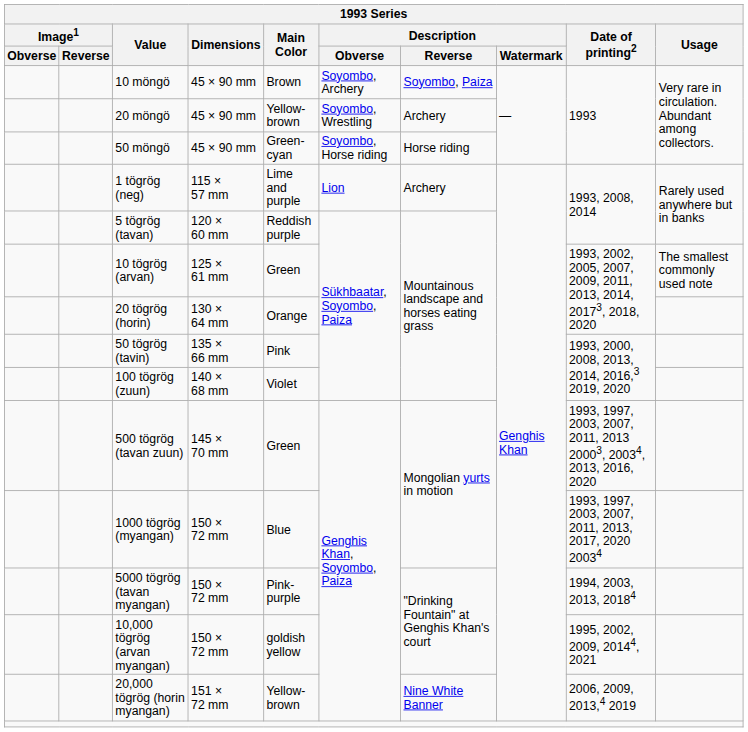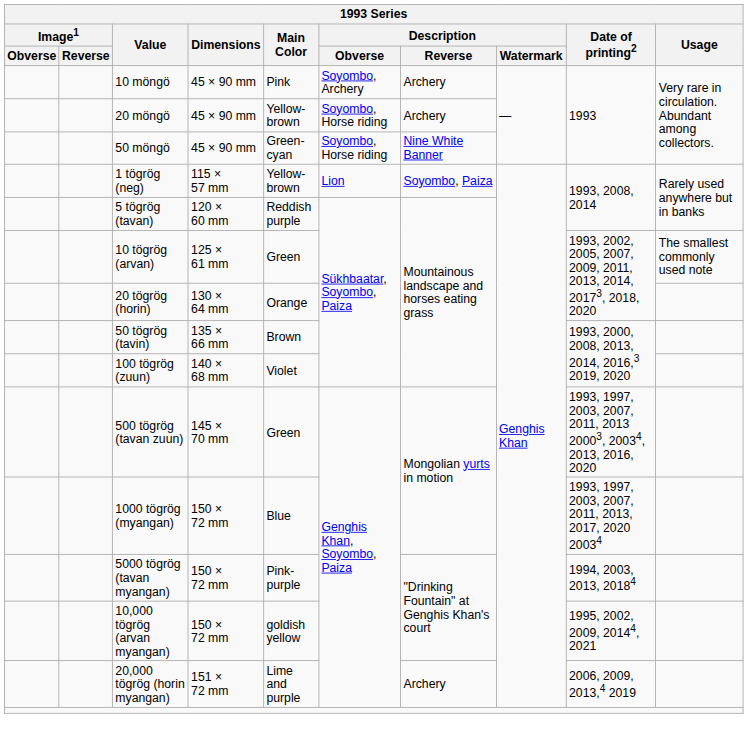(284, 83) Brown -> (278, 83) Pink
(448, 83) Soyombo, Paiza -> (425, 83) Archery
(349, 115) Soyombo, Wrestling -> (354, 115) Soyombo, Horse riding
(436, 148) Horse riding -> (433, 148) Nine White Banner
(283, 188) Lime and purple -> (286, 181) Yellow-brown
(425, 188) Archery -> (448, 181) Soyombo, Paiza
(278, 351) Pink -> (284, 338) Brown
(286, 698) Yellow-brown -> (283, 685) Lime and purple
(433, 698) Nine White Banner -> (425, 685) Archery
